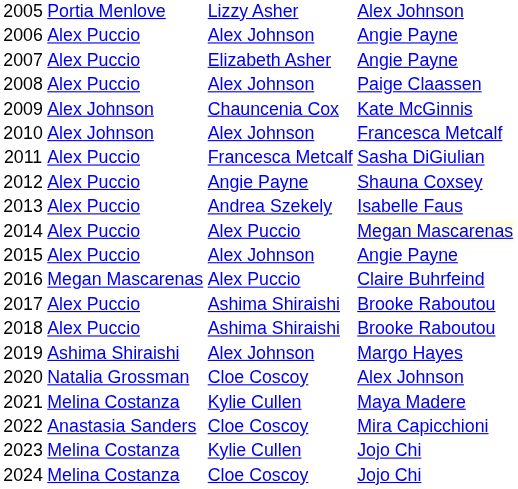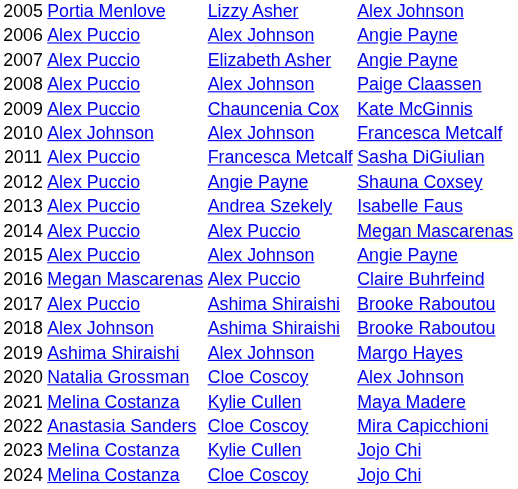(101, 108) Alex Johnson -> (94, 108) Alex Puccio
(94, 328) Alex Puccio -> (101, 328) Alex Johnson
